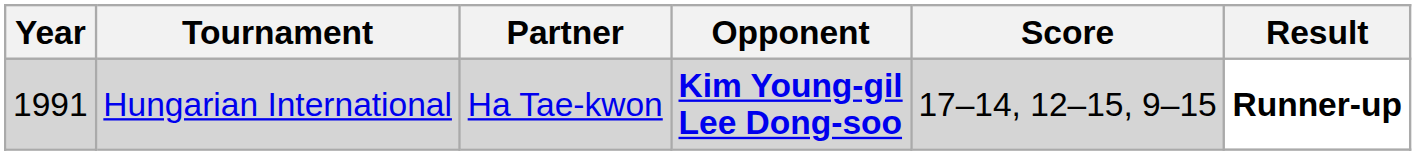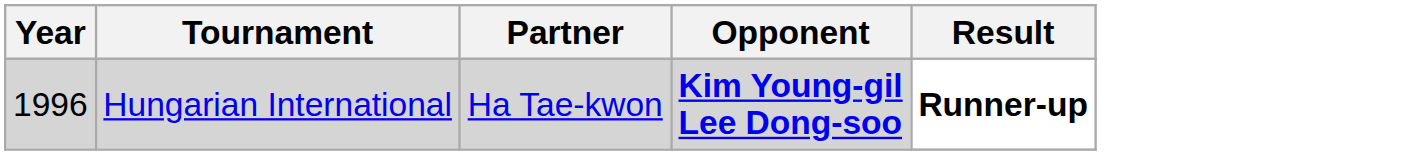- column: (1068, 32)
(50, 104) 1991 -> (50, 104) 1996
